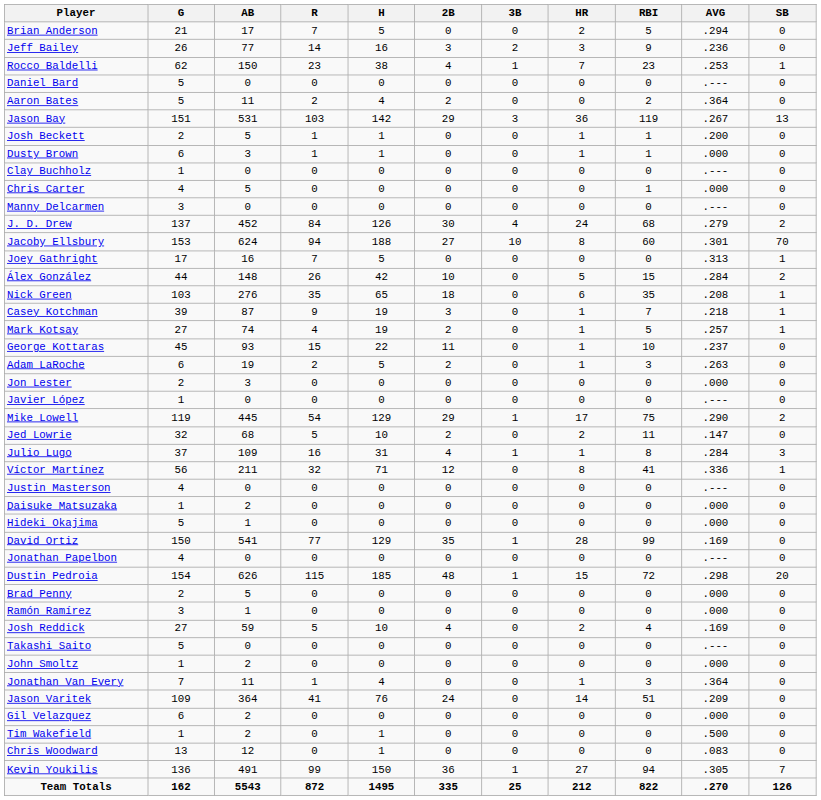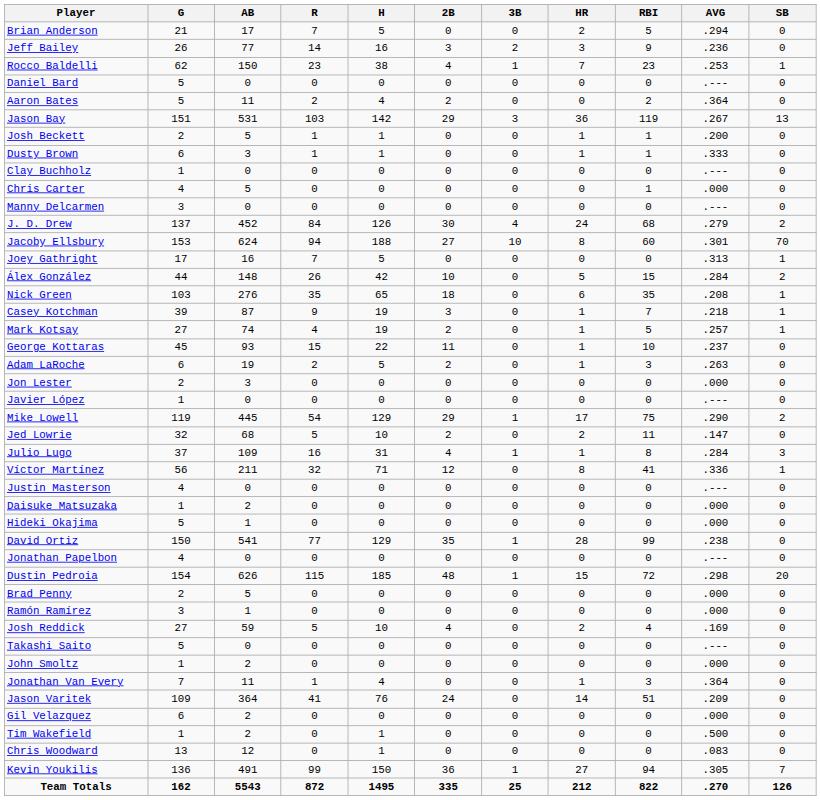(715, 154) .000 -> (715, 154) .333
(715, 541) .169 -> (715, 541) .238
